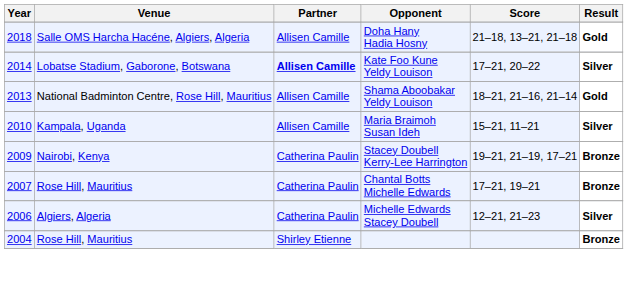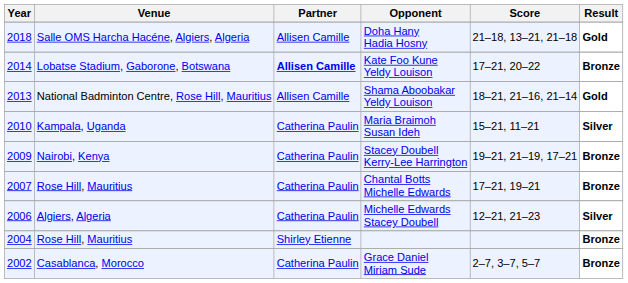(598, 67) Silver -> (601, 67) Bronze
(313, 127) Allisen Camille -> (318, 127) Catherina Paulin
+ row: (19, 264)
